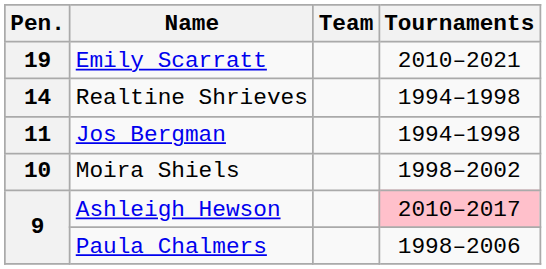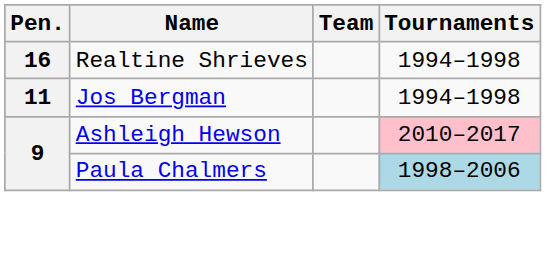- row: (171, 60)
(38, 98) 14 -> (38, 60) 16
- row: (158, 172)
(459, 246) no background -> (459, 172) lightblue background
